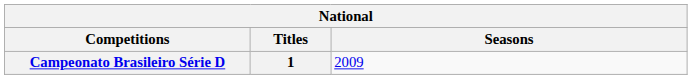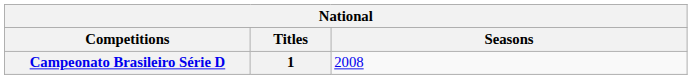(349, 62) 2009 -> (349, 62) 2008
